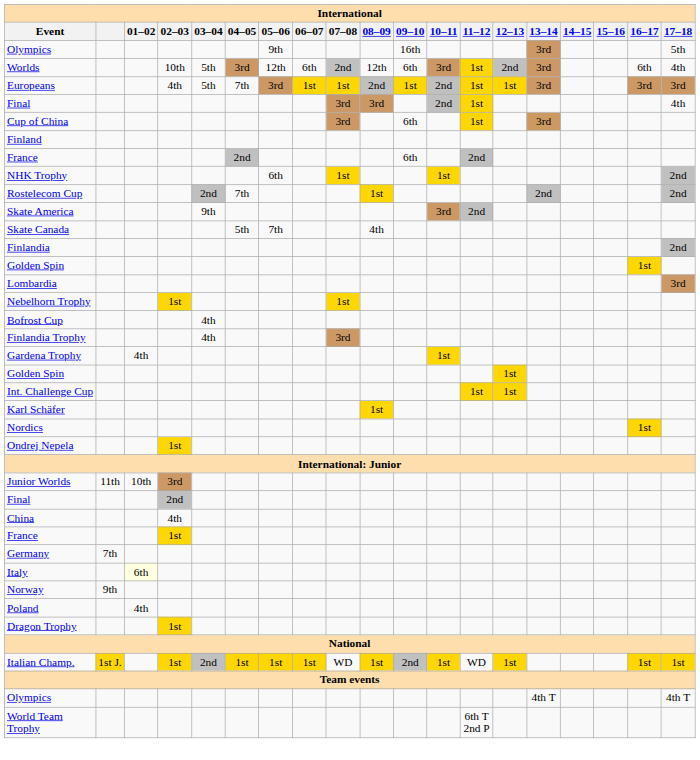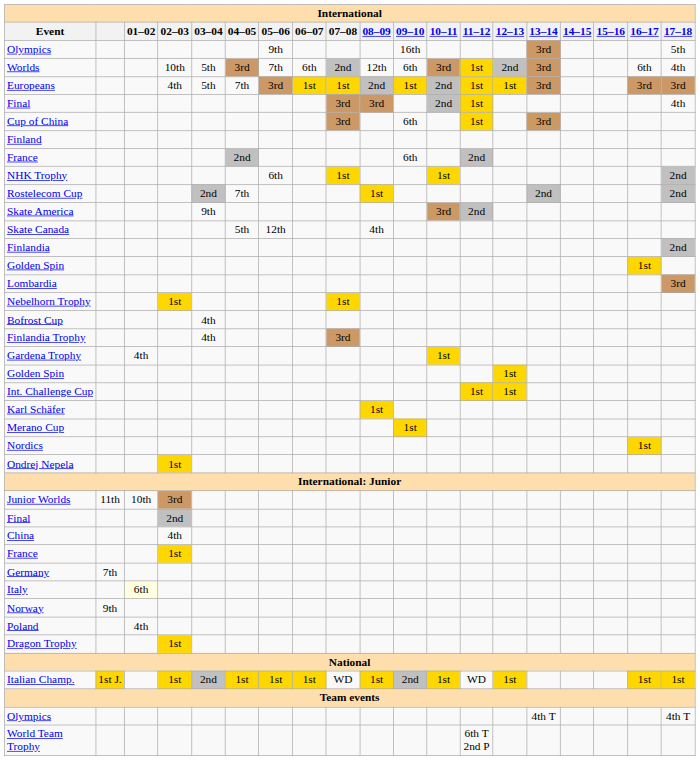(276, 67) 12th -> (276, 67) 7th
(276, 229) 7th -> (276, 229) 12th
+ row: (36, 427)
